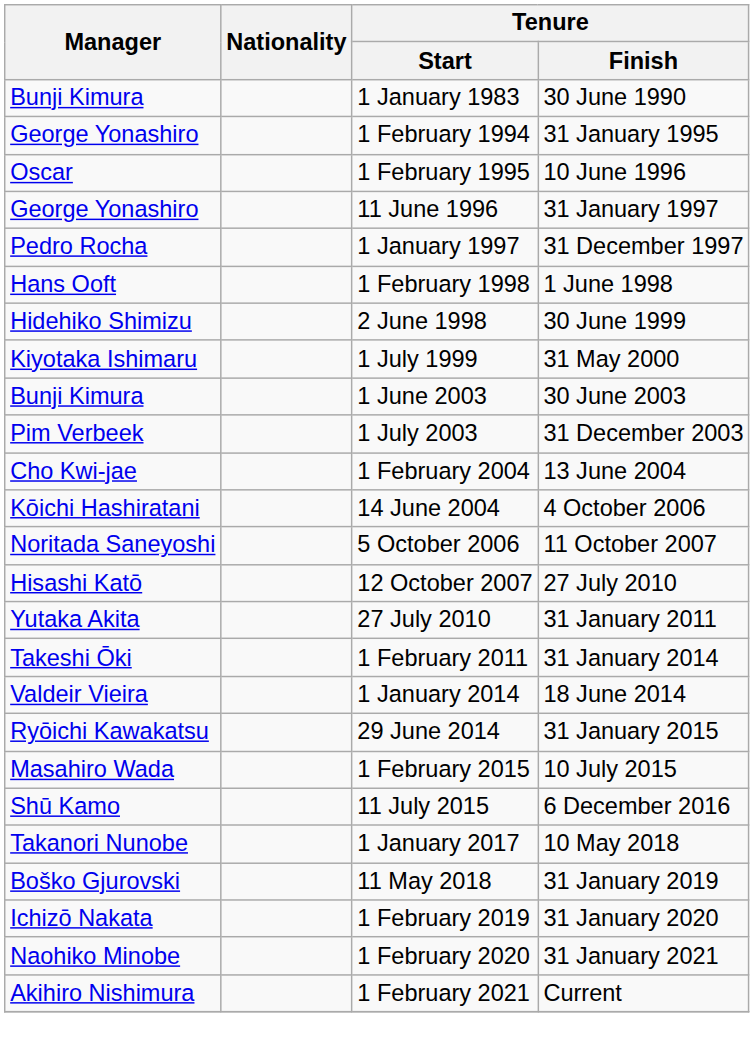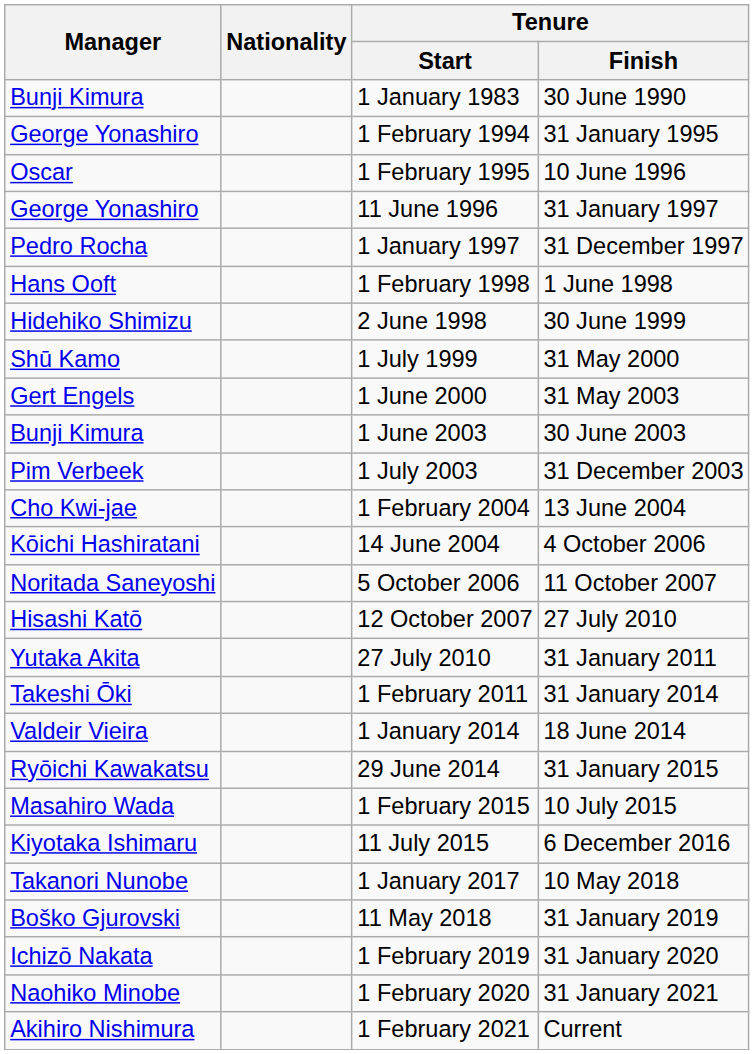(104, 358) Kiyotaka Ishimaru -> (65, 358) Shū Kamo
+ row: (422, 396)
(65, 806) Shū Kamo -> (104, 843) Kiyotaka Ishimaru
